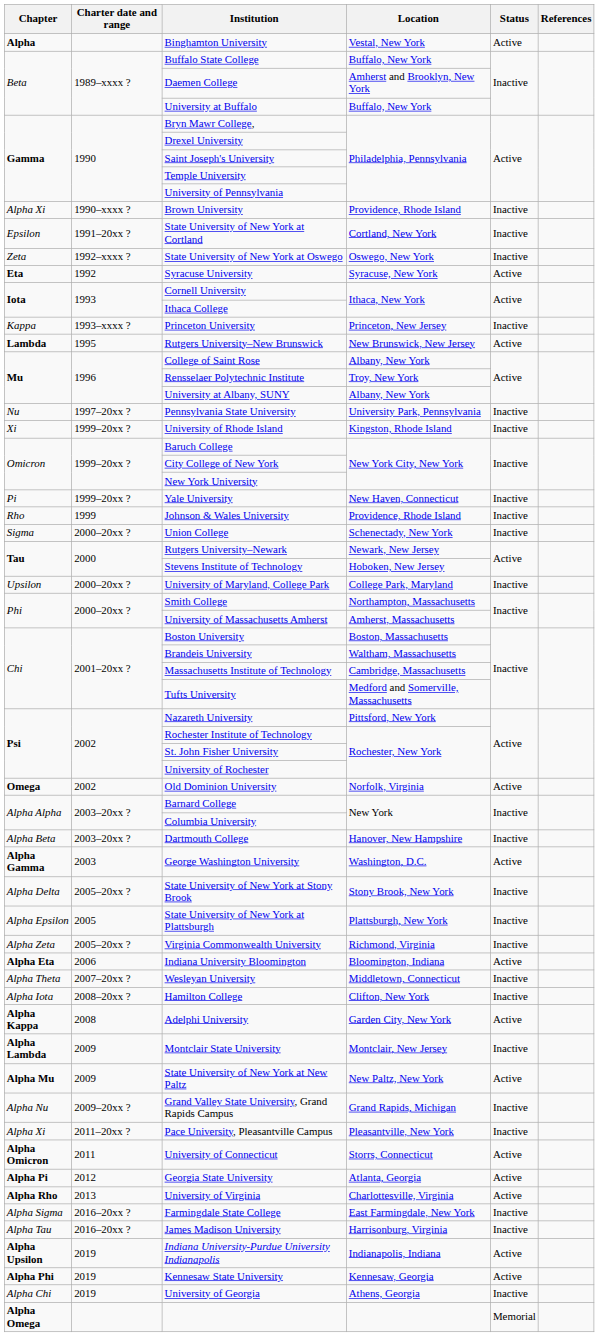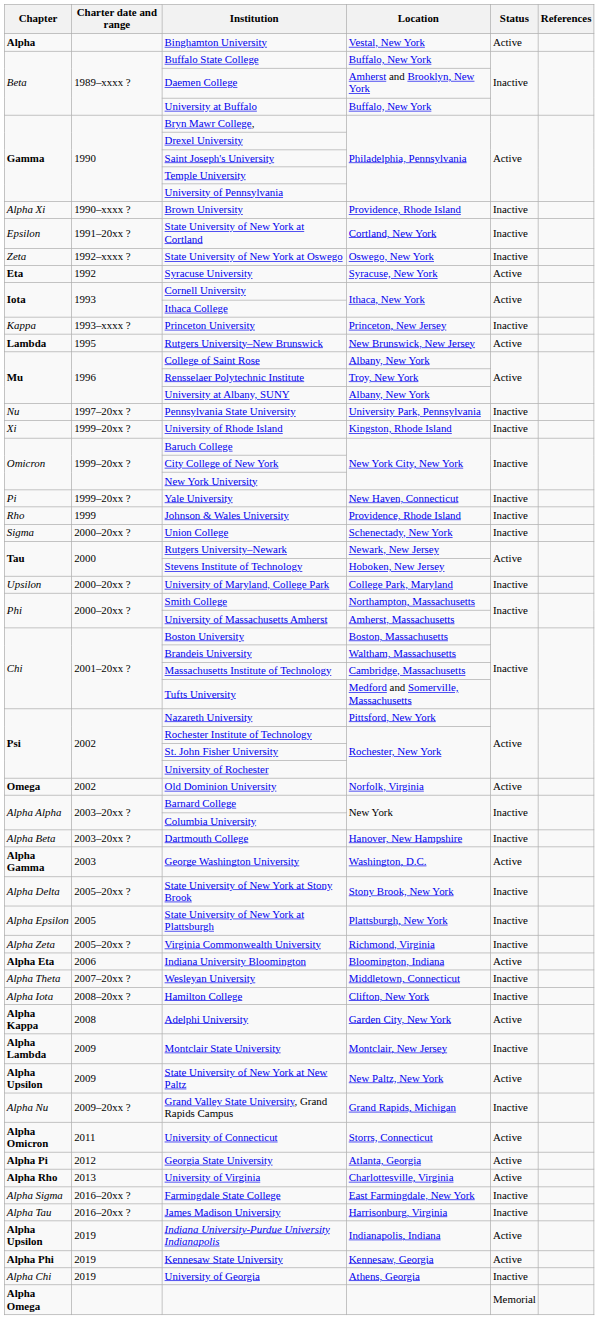(31, 1078) Alpha Mu -> (25, 1078) Alpha Upsilon
- row: (249, 1131)
